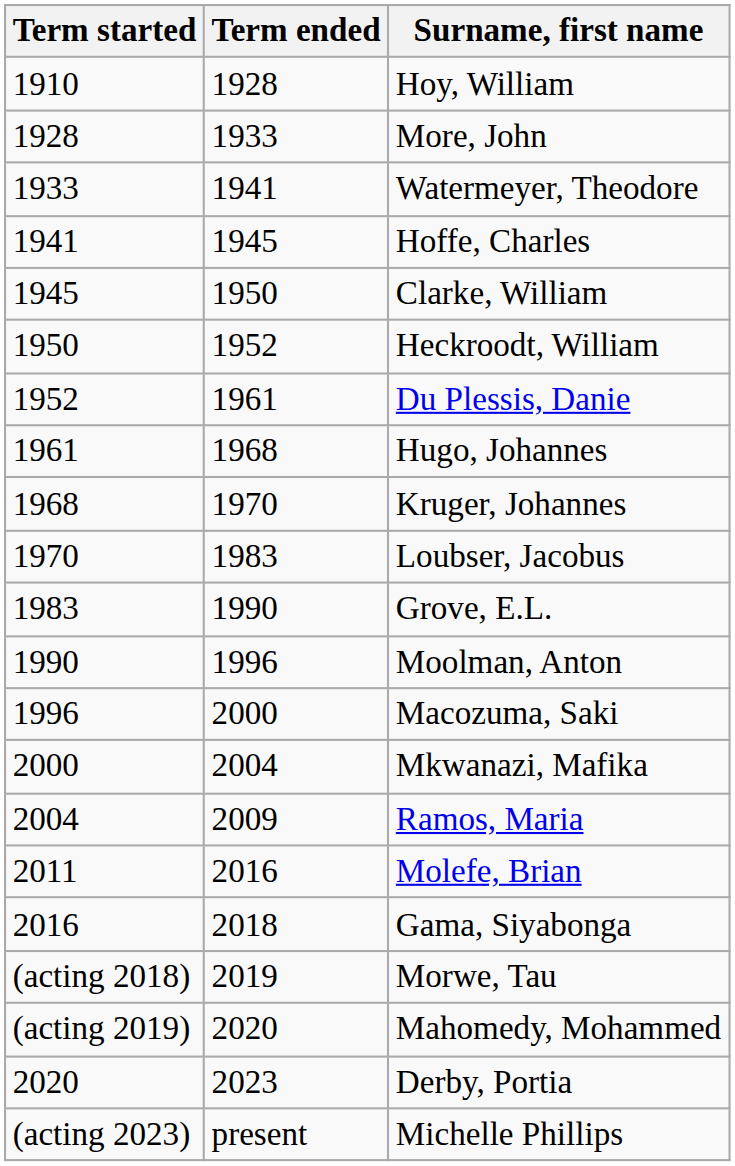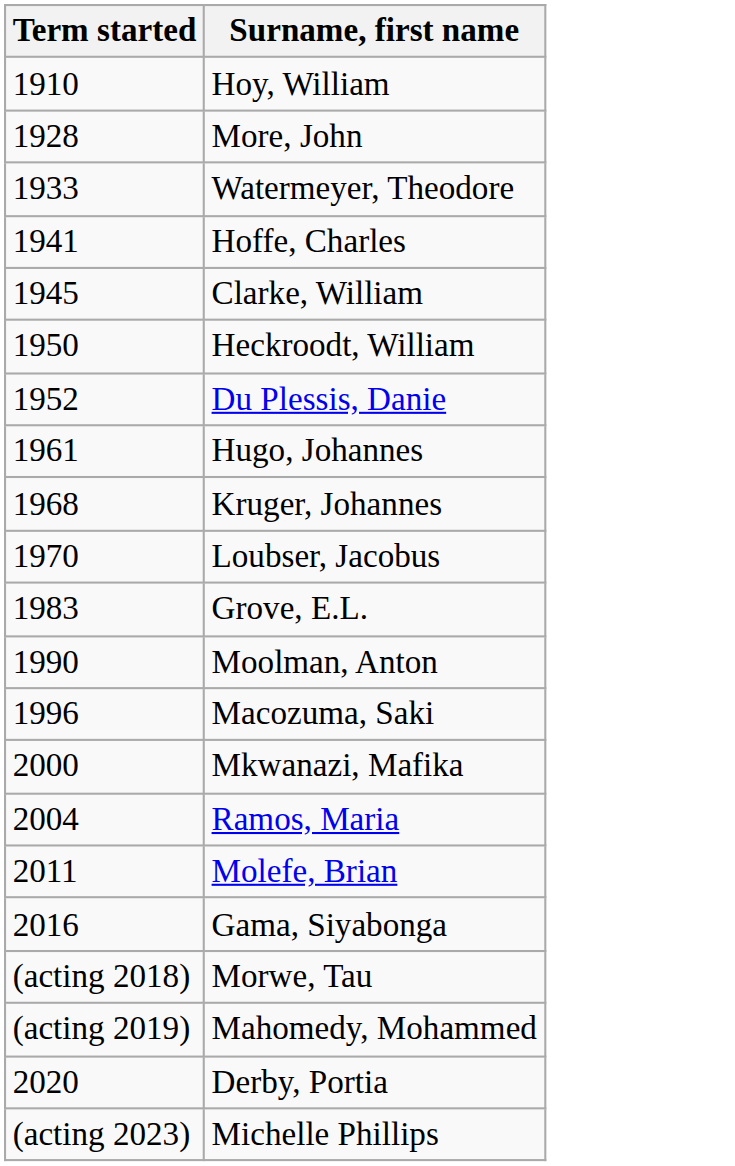- column: (296, 30)
